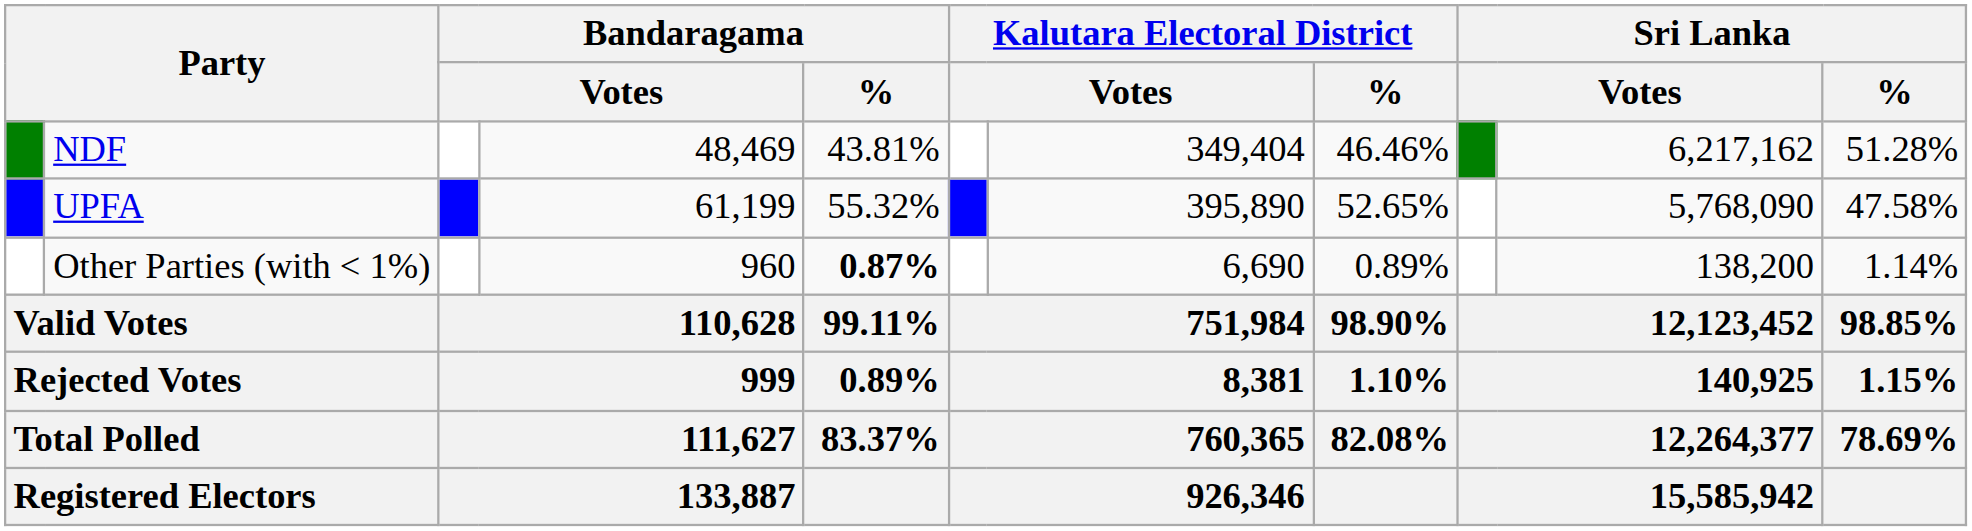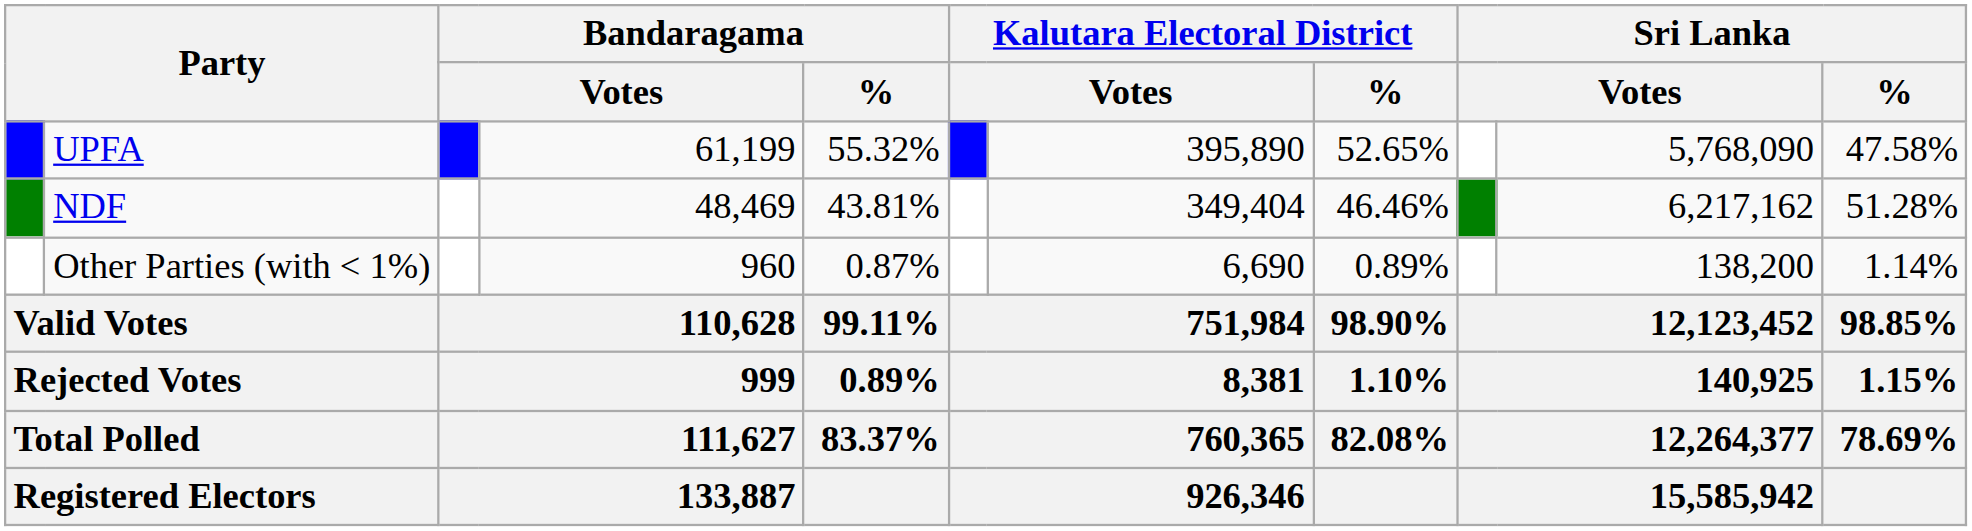rows swapped: (98, 206) <-> (90, 149)
(889, 264) bold -> (893, 264) normal
